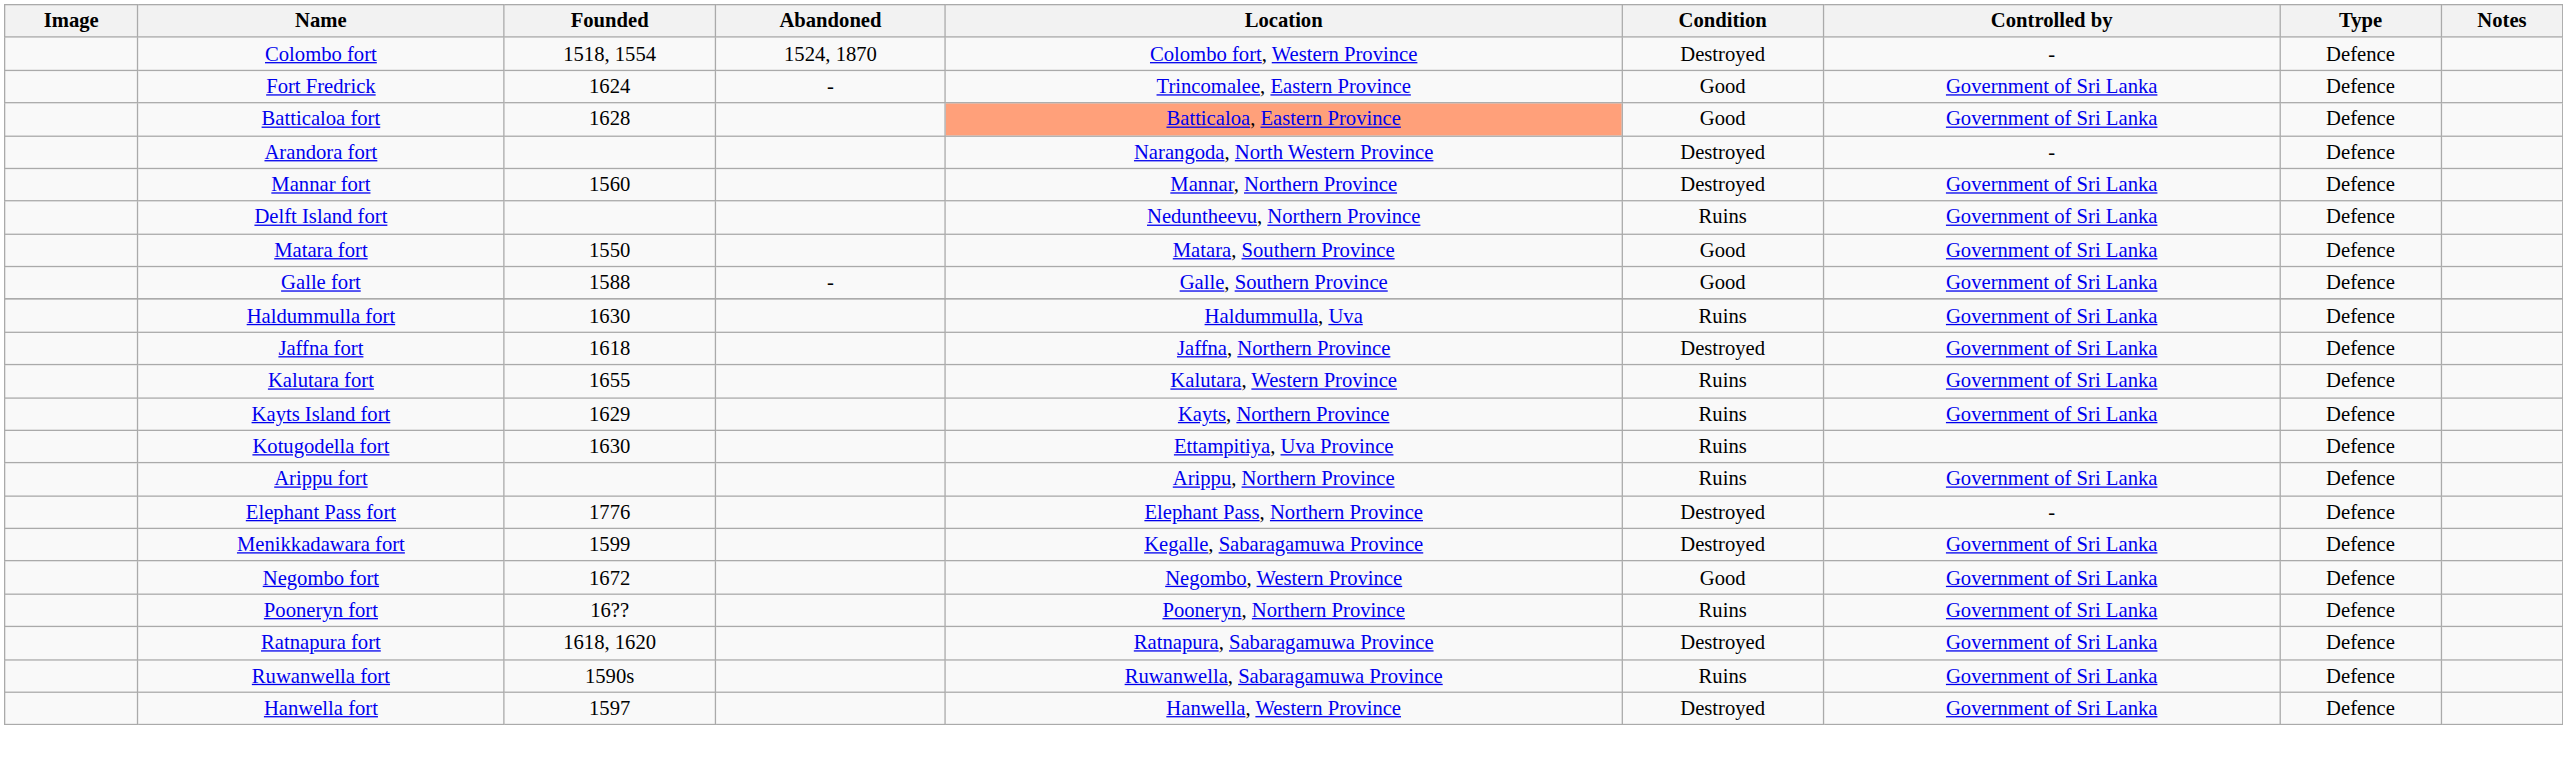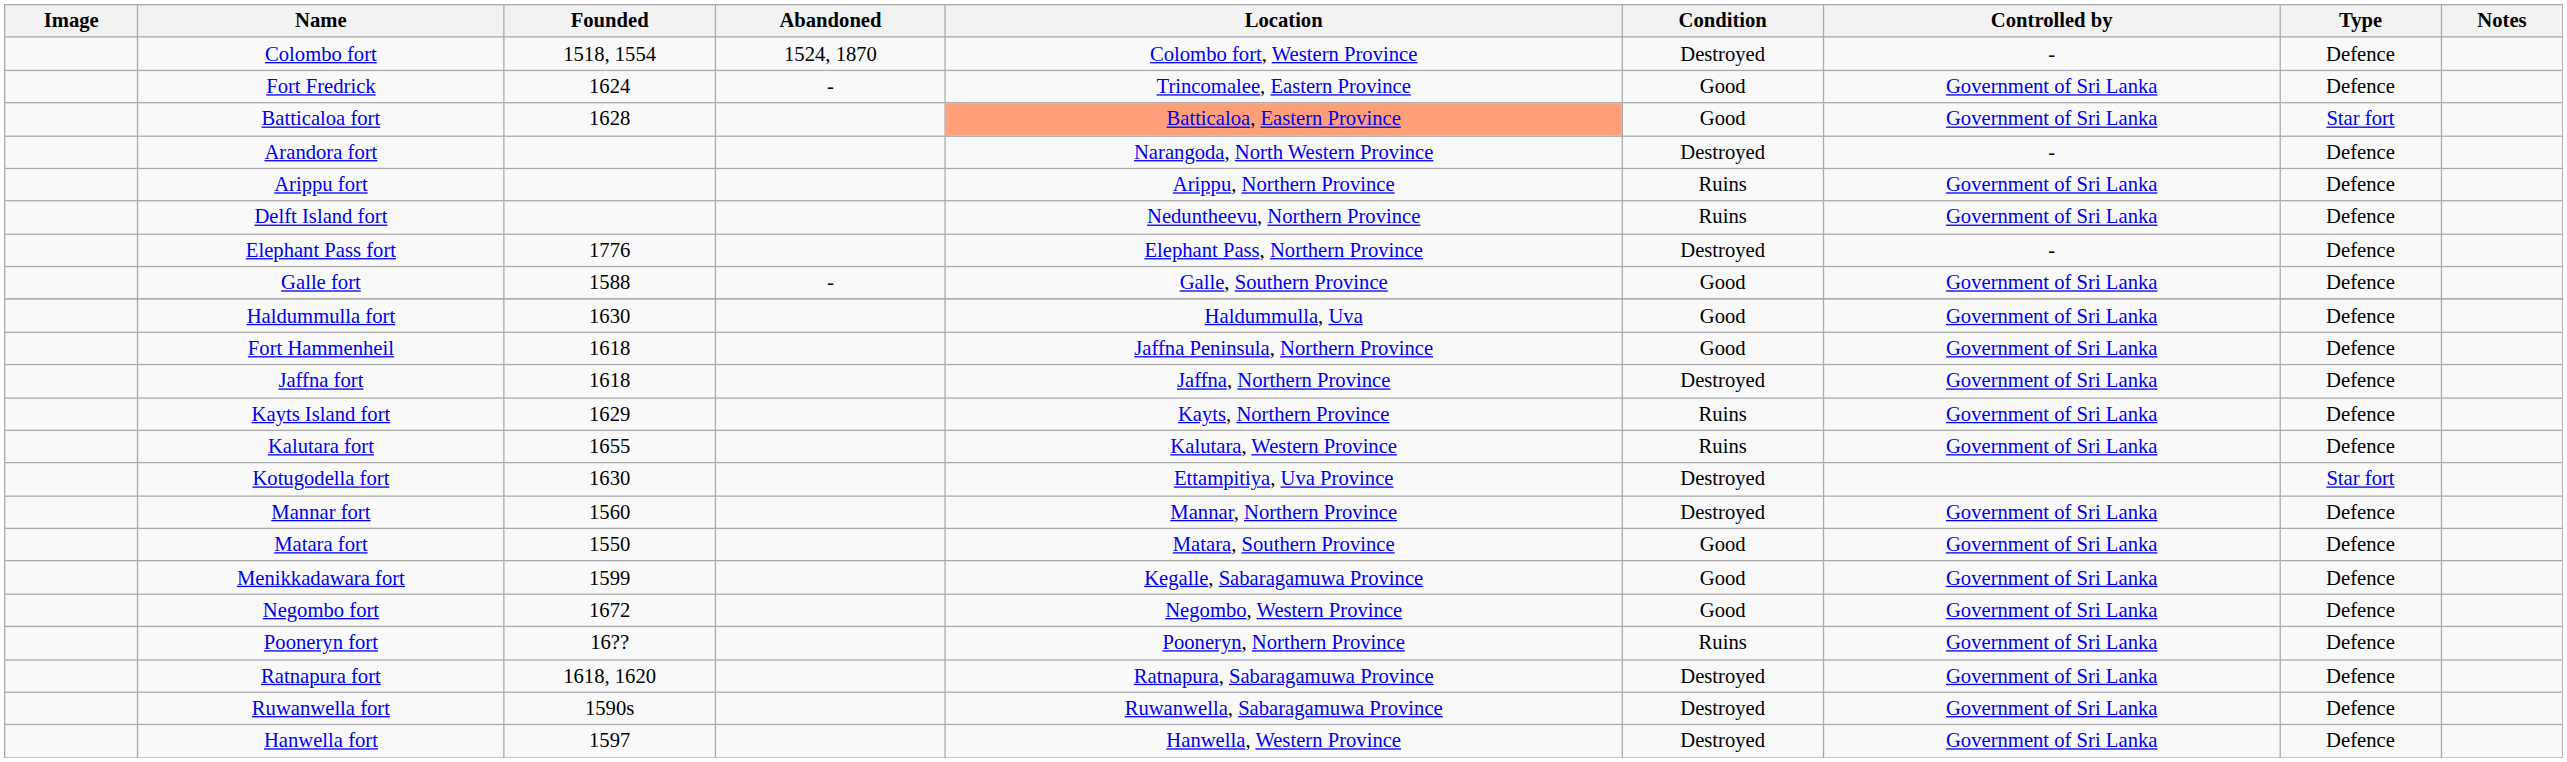(2360, 119) Defence -> (2360, 119) Star fort
rows swapped: (321, 479) <-> (321, 184)
rows swapped: (321, 511) <-> (321, 250)
(1723, 315) Ruins -> (1723, 315) Good
+ row: (321, 348)
rows swapped: (321, 380) <-> (321, 413)
(1723, 446) Ruins -> (1723, 479) Destroyed
(2360, 446) Defence -> (2360, 479) Star fort
(1723, 544) Destroyed -> (1723, 577) Good
(1723, 675) Ruins -> (1723, 708) Destroyed
